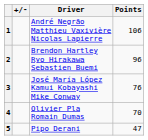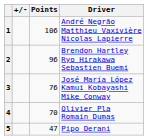columns swapped: (71, 11) <-> (128, 11)
